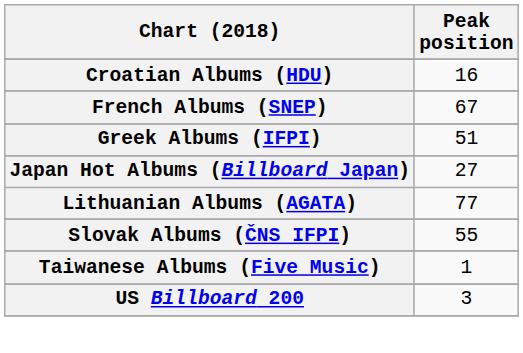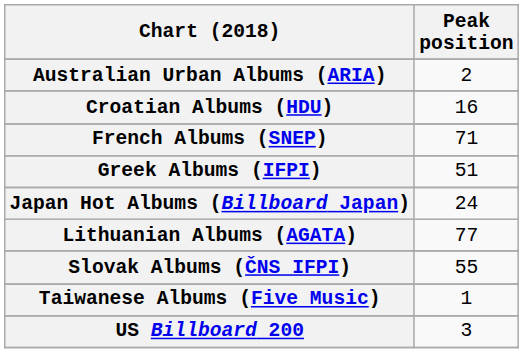+ row: (210, 75)
(466, 107) 67 -> (466, 139) 71
(466, 171) 27 -> (466, 203) 24
